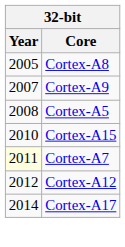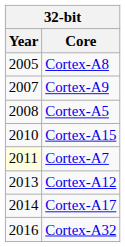(24, 182) 2012 -> (24, 182) 2013
+ row: (81, 229)
